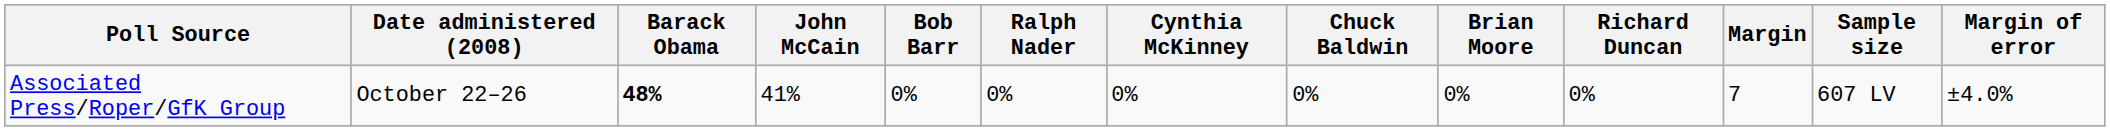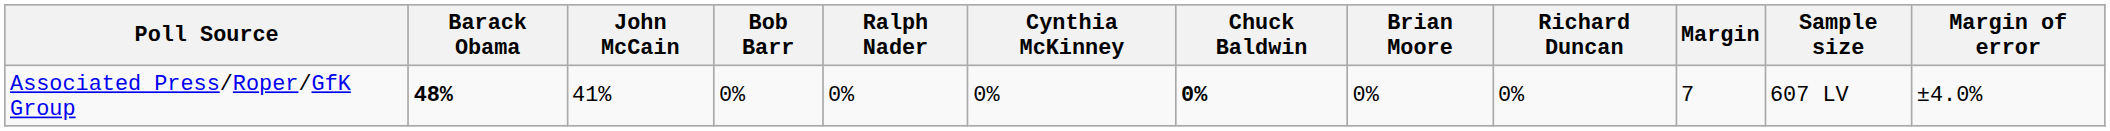- column: (484, 35)
(1305, 96) normal -> (1194, 96) bold
